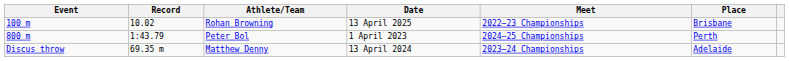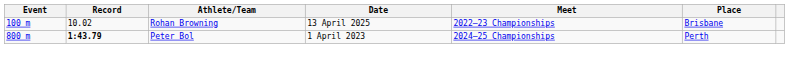(147, 37) normal -> (85, 37) bold
- row: (237, 50)
